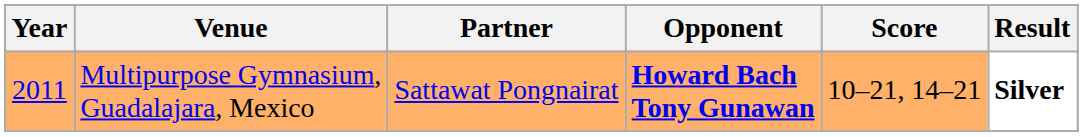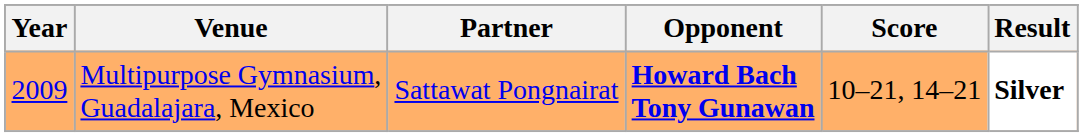(39, 90) 2011 -> (39, 90) 2009
